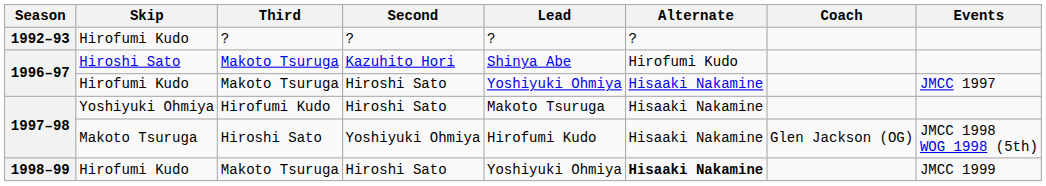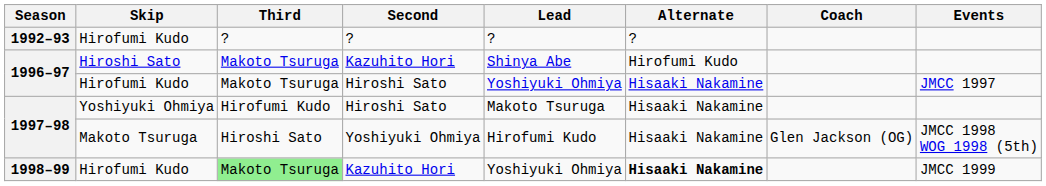(280, 169) no background -> (280, 169) lightgreen background
(396, 169) Hiroshi Sato -> (400, 169) Kazuhito Hori
